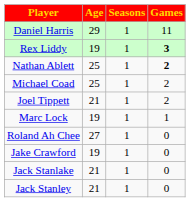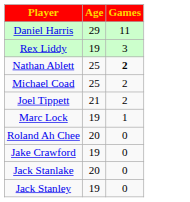- column: (127, 13)
(167, 48) bold -> (125, 48) normal
(94, 135) 27 -> (94, 135) 20
(94, 170) 21 -> (94, 170) 20
(94, 188) 21 -> (94, 188) 19
